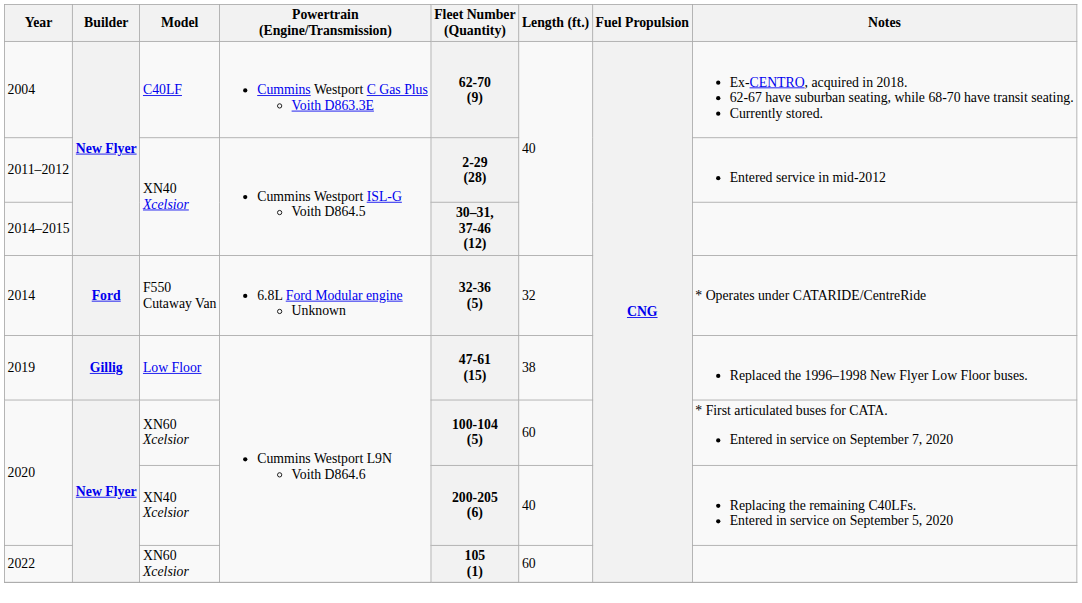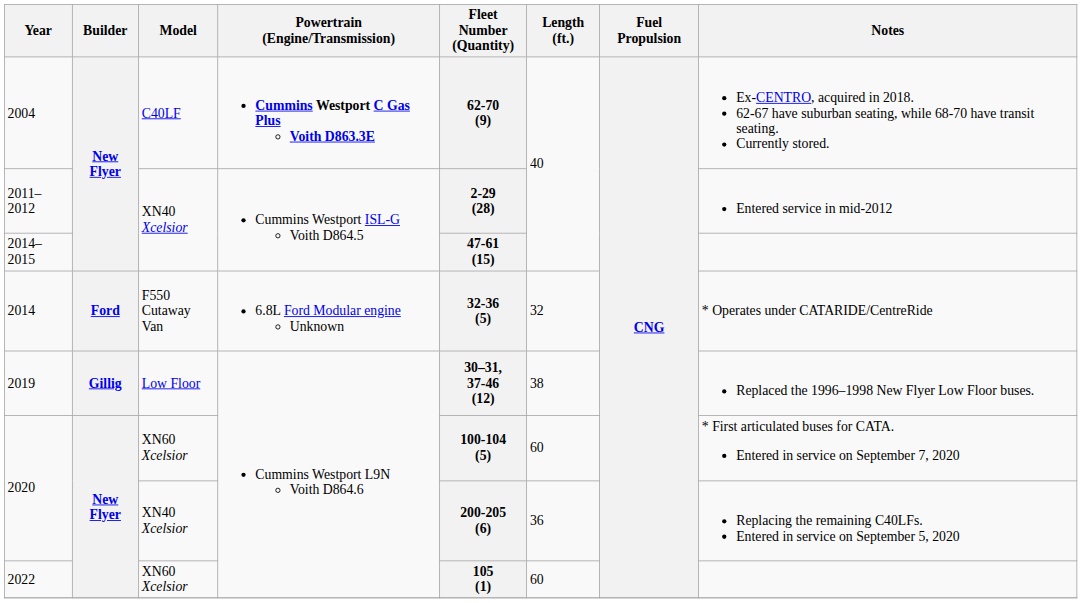(325, 97) normal -> (329, 121) bold
(475, 228) 30–31, 37-46 (12) -> (483, 252) 47-61 (15)
(475, 367) 47-61 (15) -> (483, 383) 30–31, 37-46 (12)
(529, 505) 40 -> (537, 520) 36
